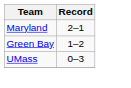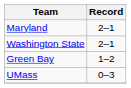+ row: (46, 43)
